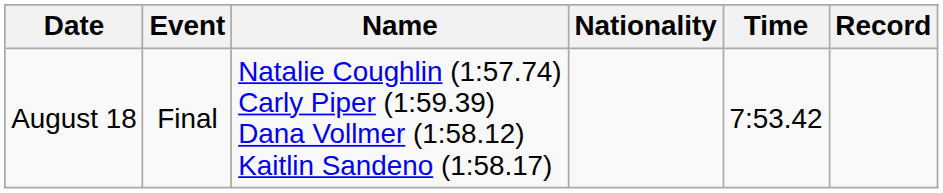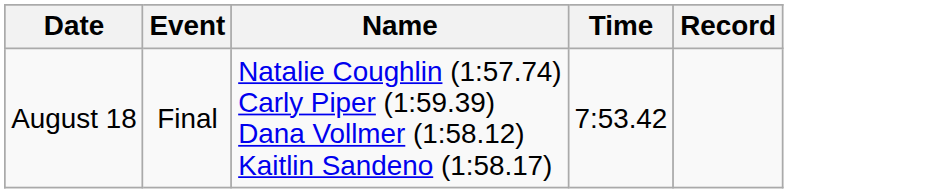- column: (646, 26)
